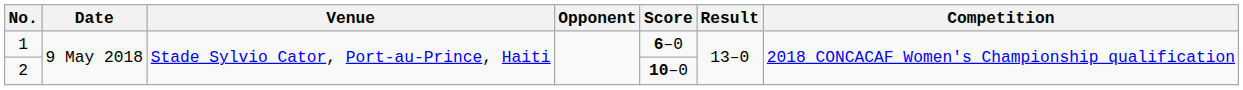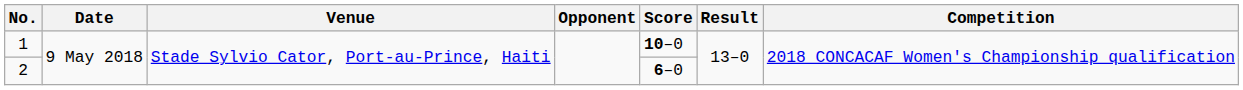(668, 44) 6–0 -> (664, 44) 10–0
(668, 71) 10–0 -> (668, 71) 6–0
